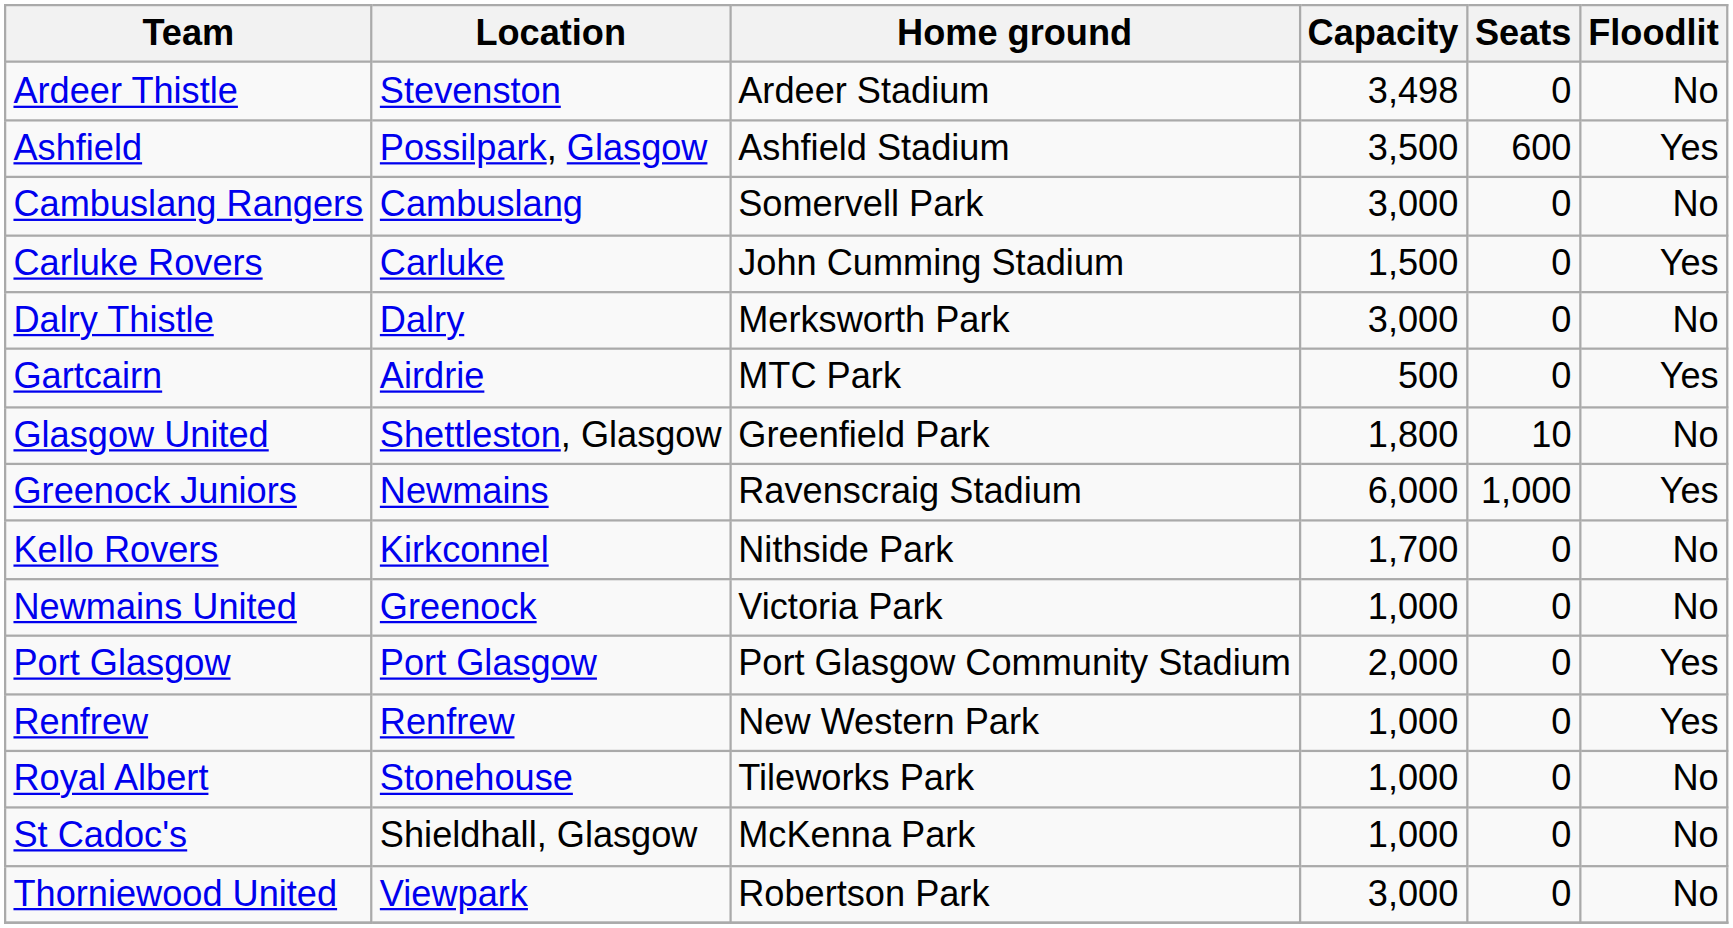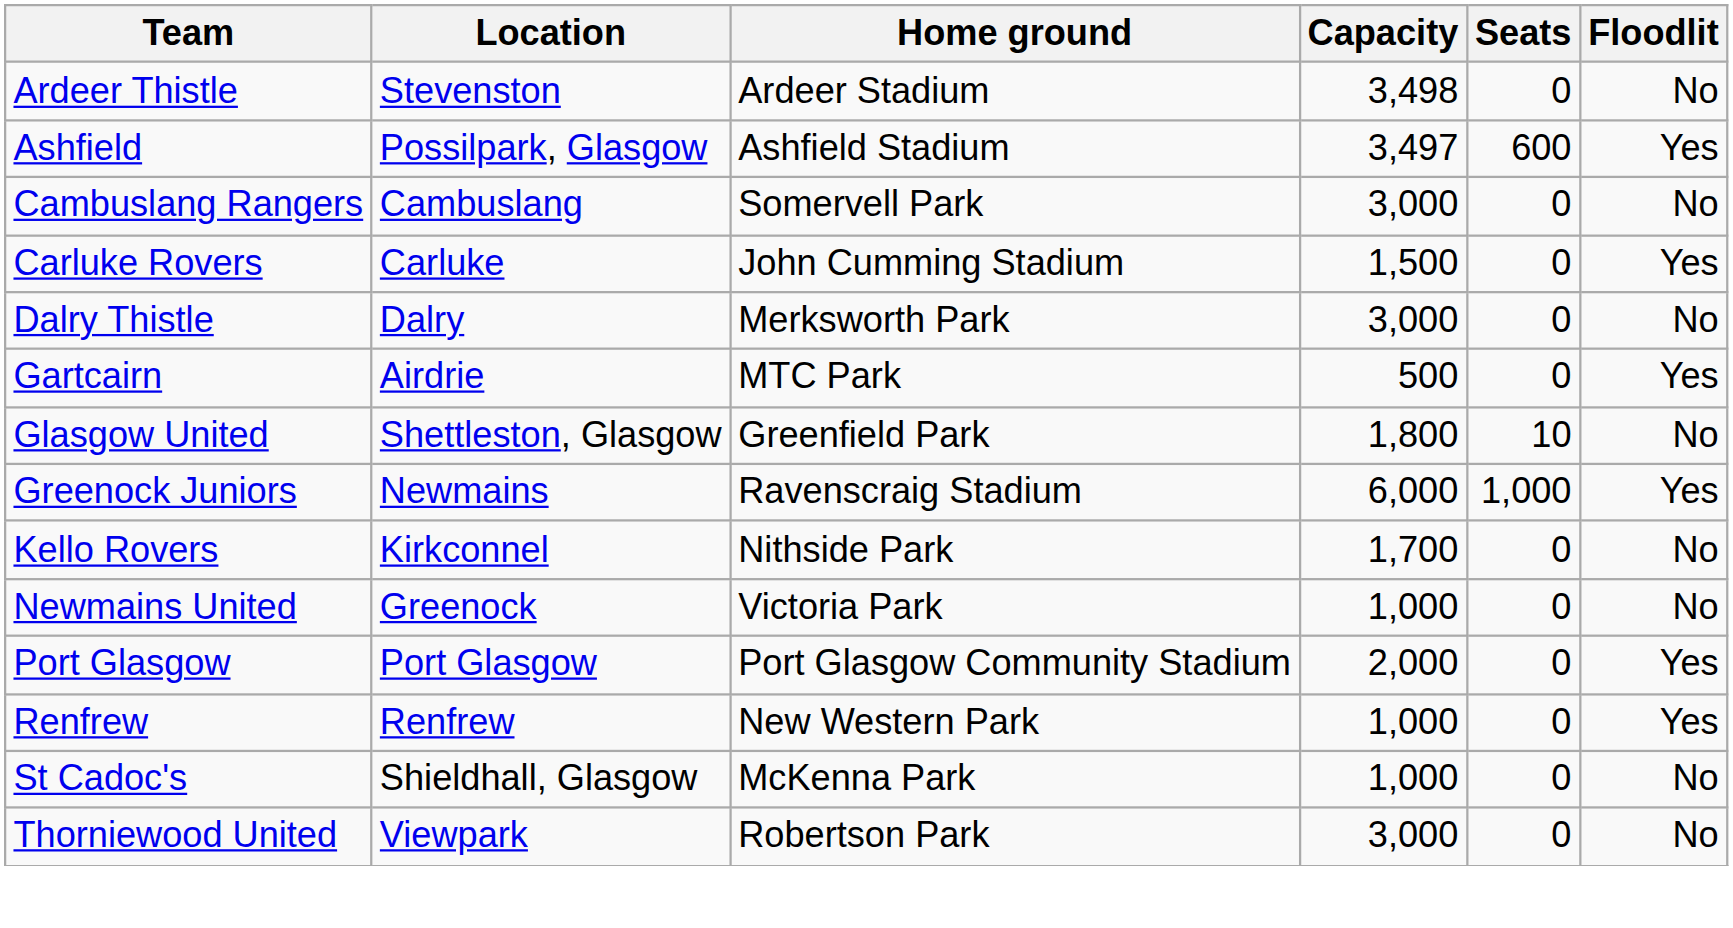(1413, 147) 3,500 -> (1413, 147) 3,497
- row: (111, 778)
